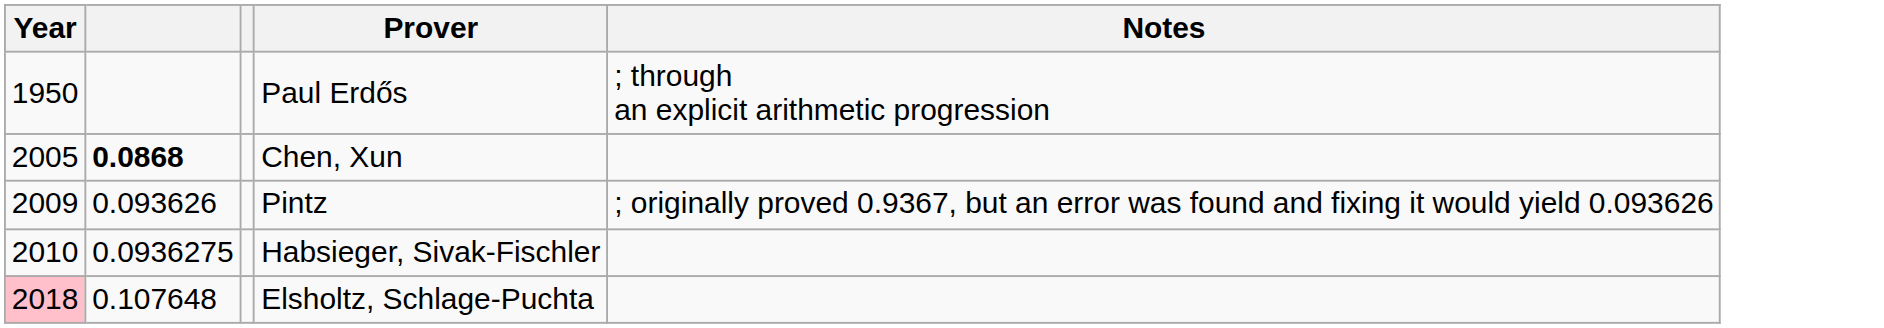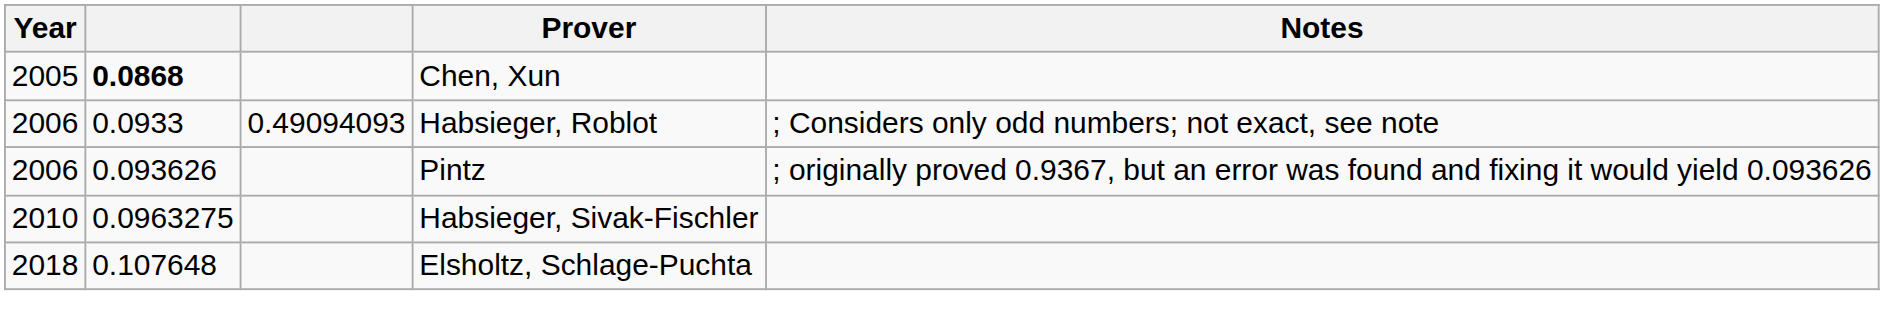- row: (334, 92)
+ row: (538, 123)
(45, 204) 2009 -> (45, 170) 2006
(163, 251) 0.0936275 -> (163, 218) 0.0963275
(45, 299) pink background -> (45, 265) no background
